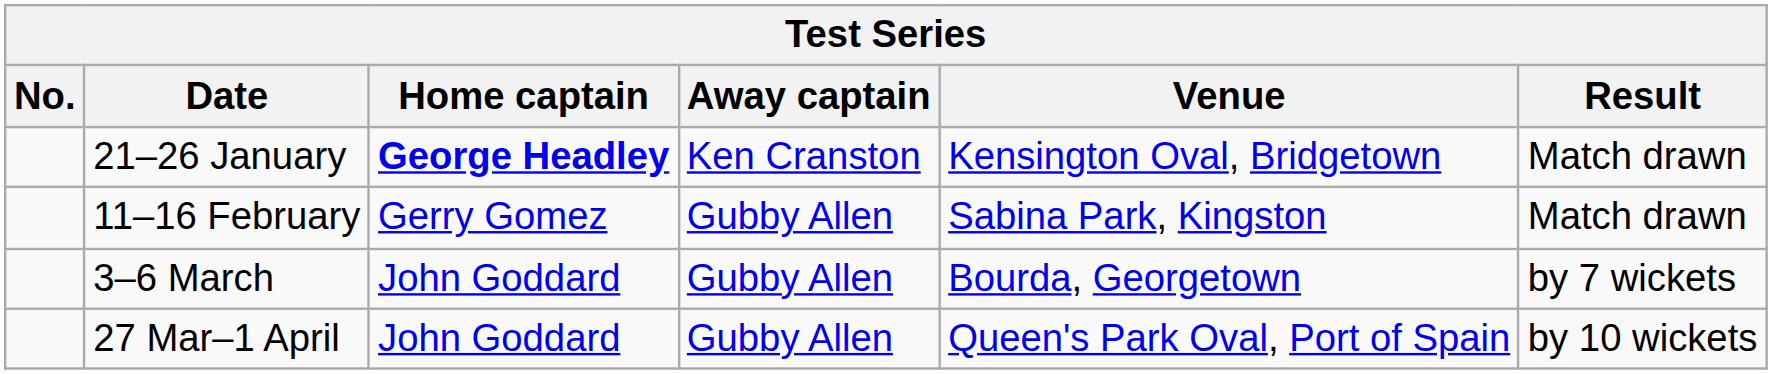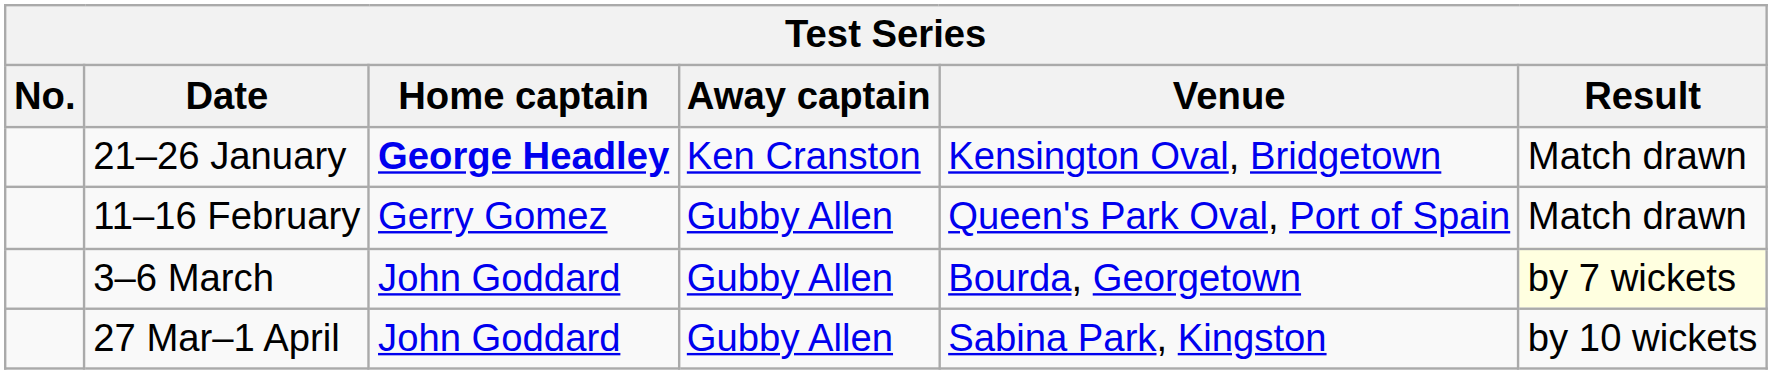(1137, 216) Sabina Park, Kingston -> (1229, 216) Queen's Park Oval, Port of Spain
(1632, 277) no background -> (1632, 277) lightyellow background
(1229, 338) Queen's Park Oval, Port of Spain -> (1137, 338) Sabina Park, Kingston
